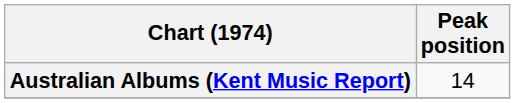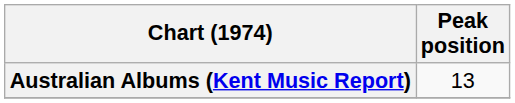(463, 80) 14 -> (463, 80) 13
